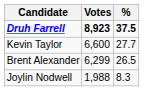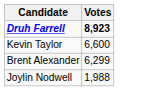- column: (126, 12)
